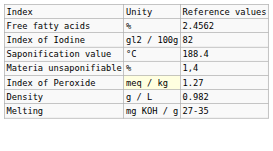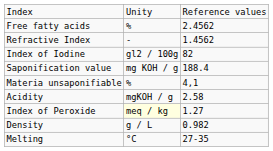+ row: (48, 40)
(131, 54) °C -> (152, 68) mg KOH / g
(190, 68) 1,4 -> (190, 82) 4,1
+ row: (25, 97)
(152, 111) mg KOH / g -> (131, 139) °C
